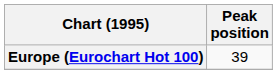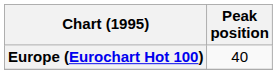(240, 57) 39 -> (240, 57) 40
